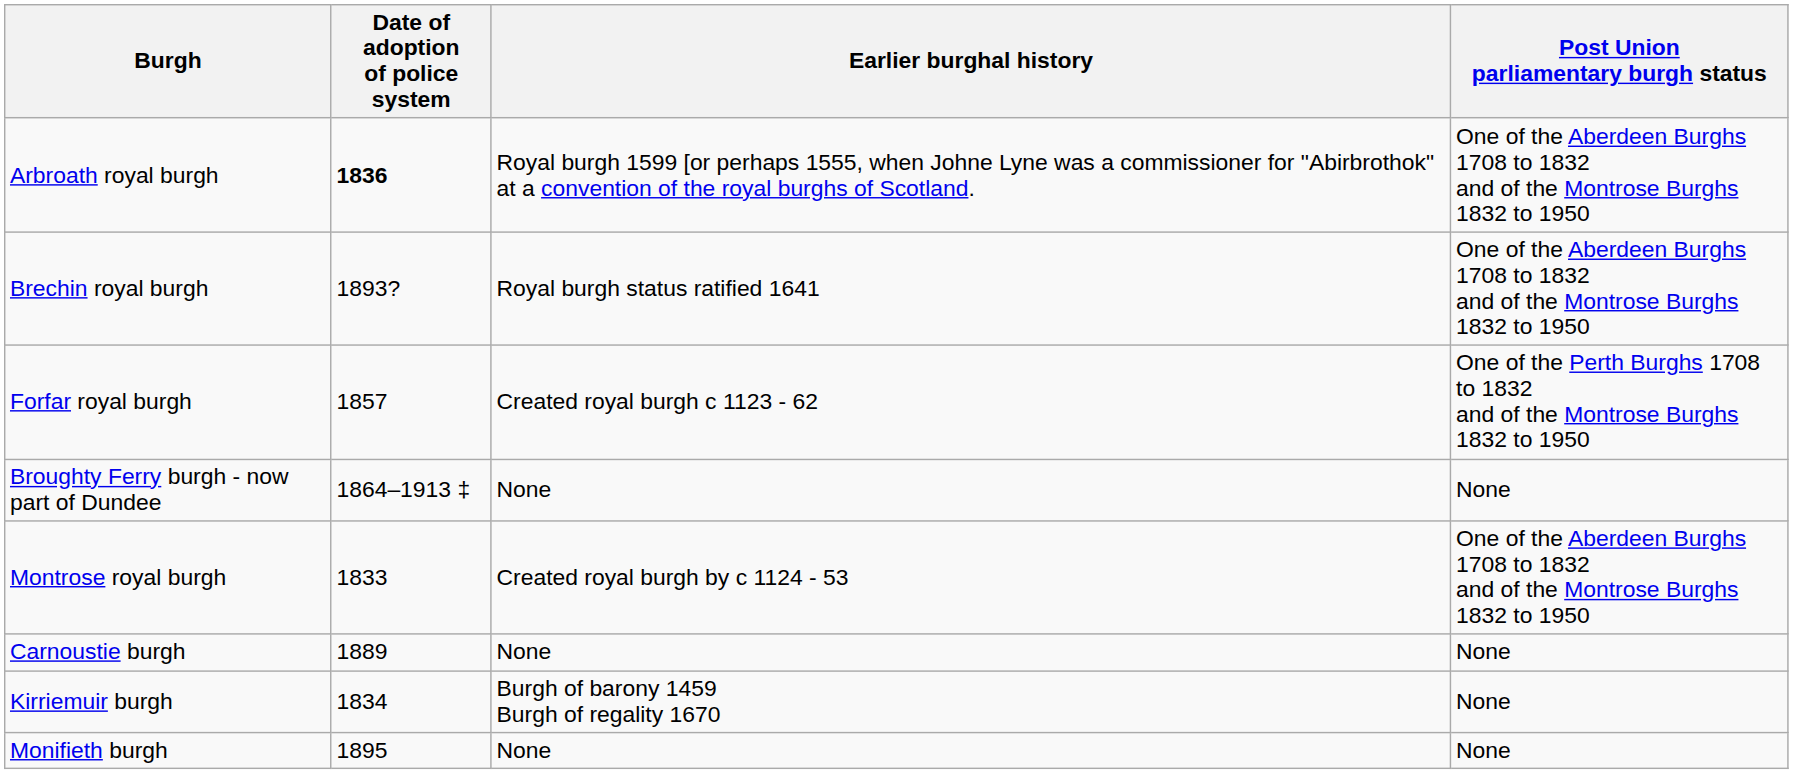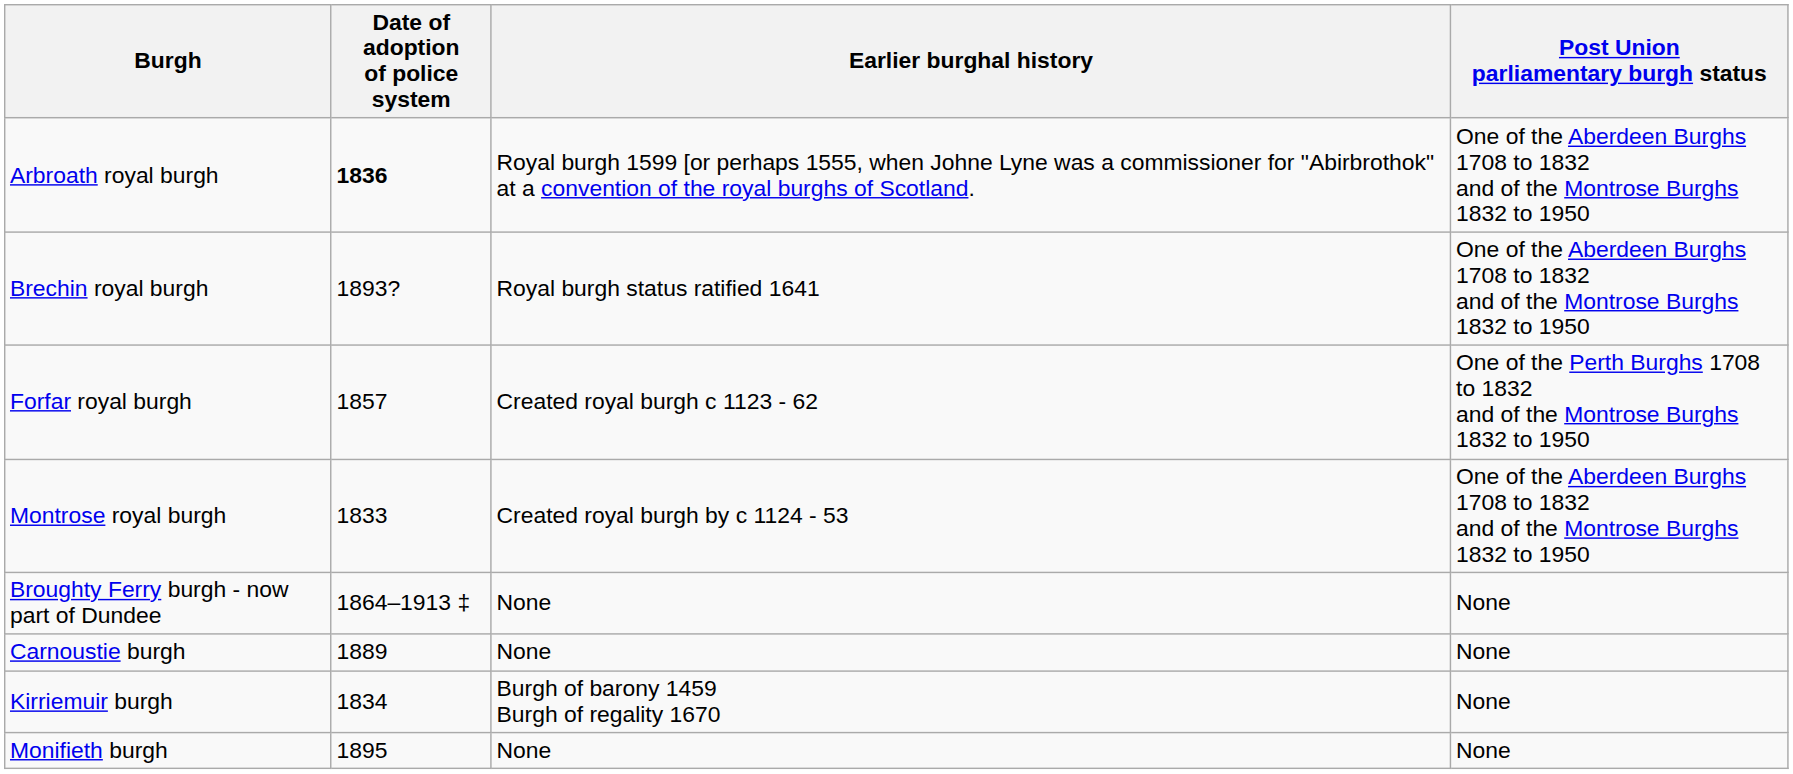rows swapped: (118, 577) <-> (149, 489)
